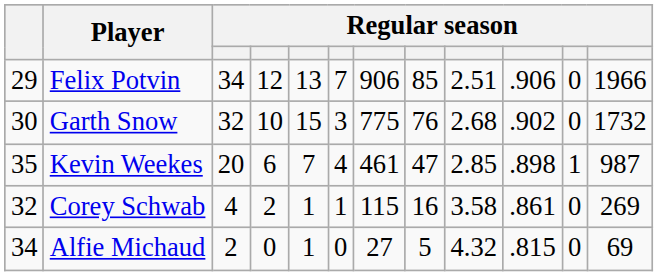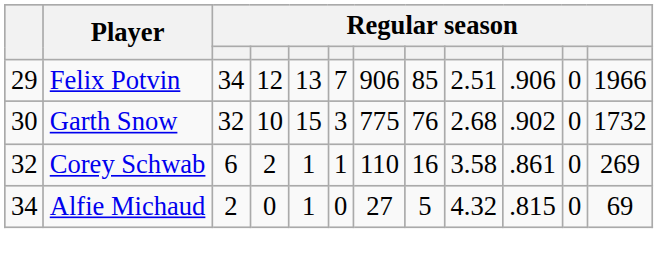- row: (126, 164)
(231, 206) 4 -> (231, 164) 6
(379, 206) 115 -> (379, 164) 110
